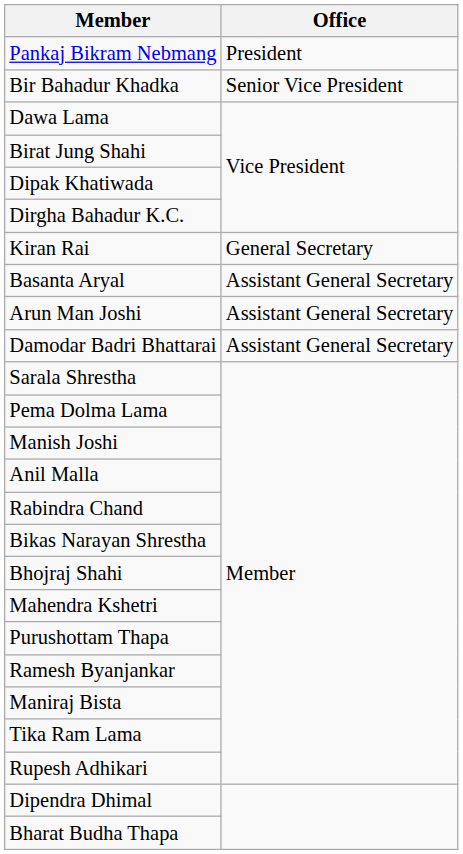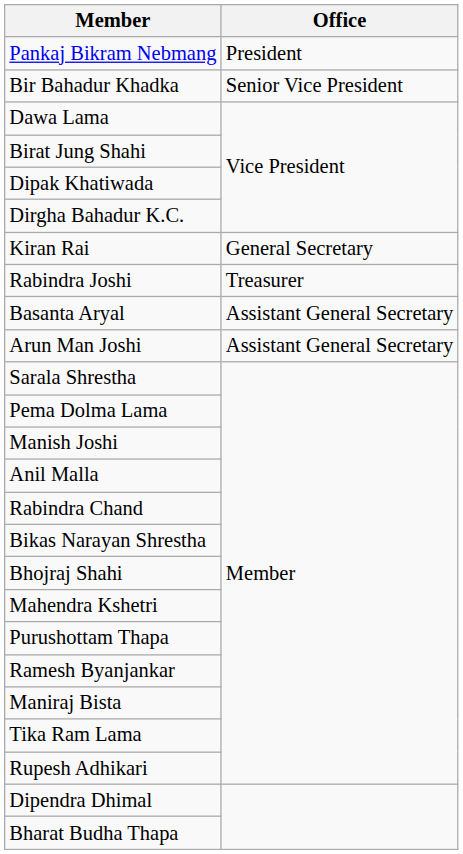+ row: (71, 280)
- row: (113, 345)
